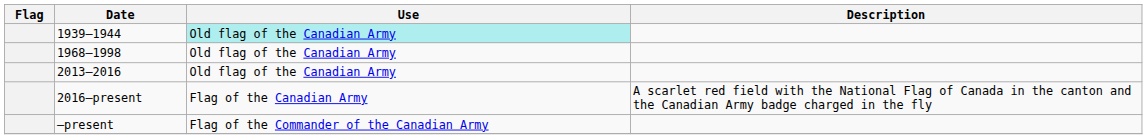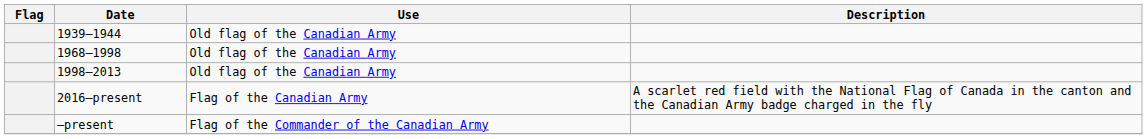(293, 33) paleturquoise background -> (293, 33) no background
+ row: (89, 72)
- row: (89, 72)
